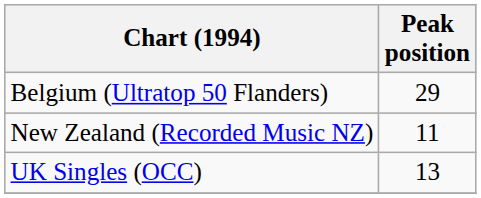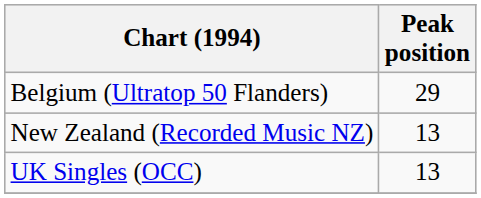(427, 132) 11 -> (427, 132) 13
